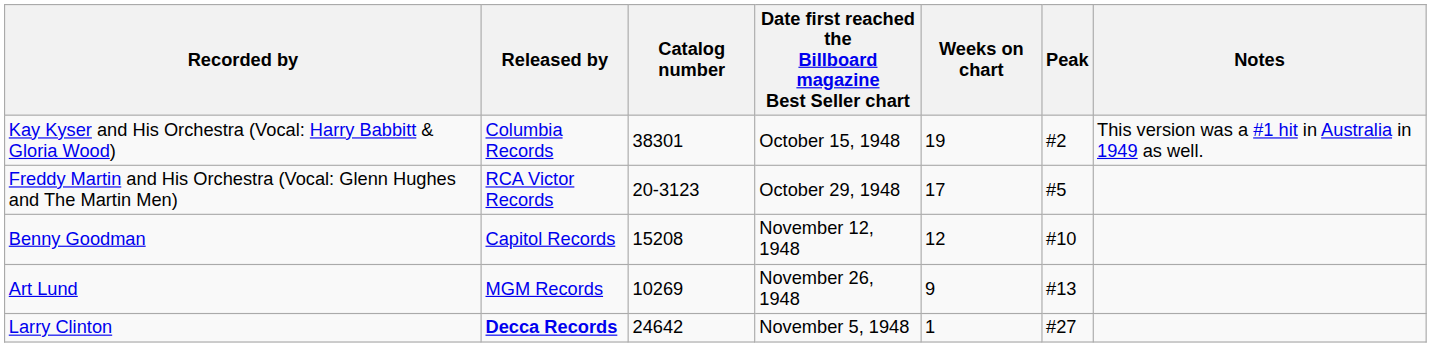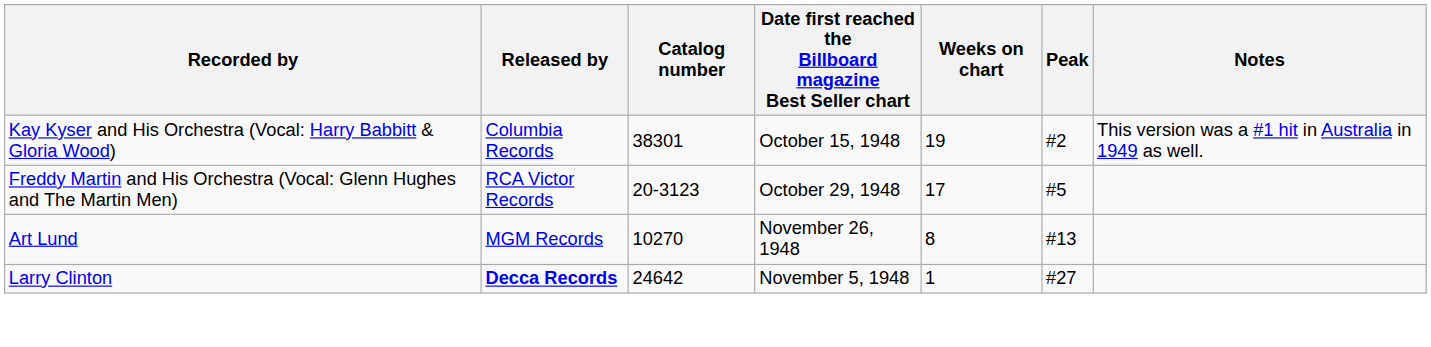- row: (77, 239)
(658, 288) 10269 -> (658, 239) 10270
(930, 288) 9 -> (930, 239) 8
